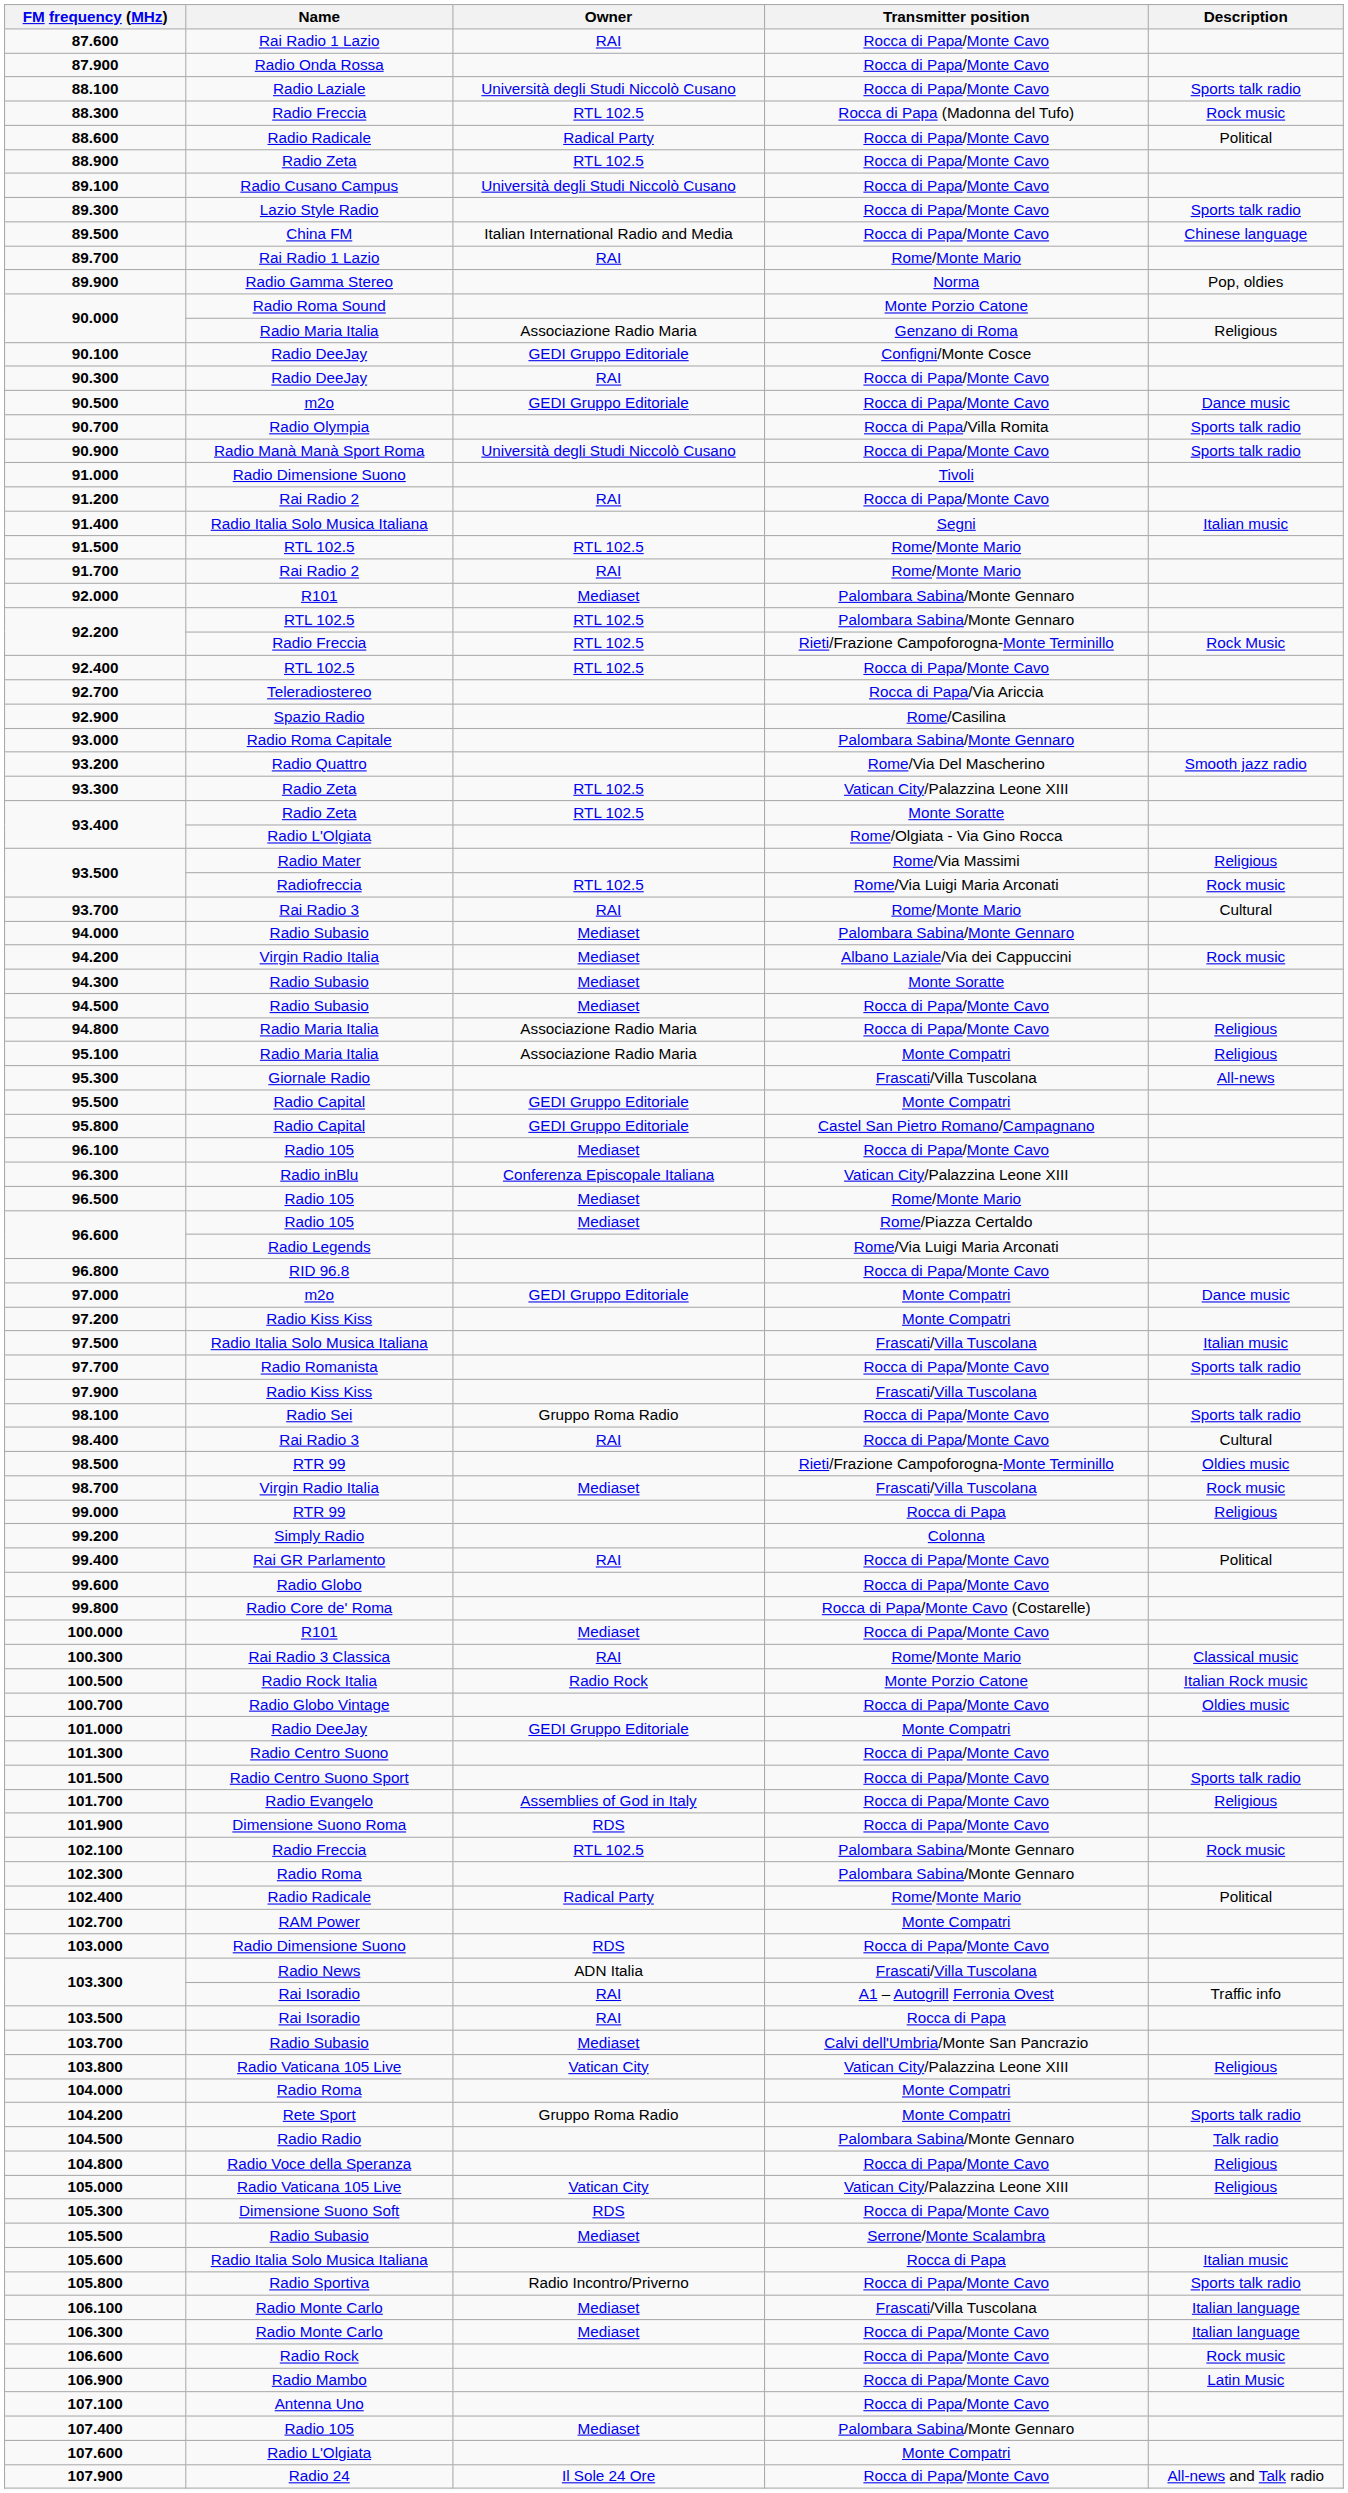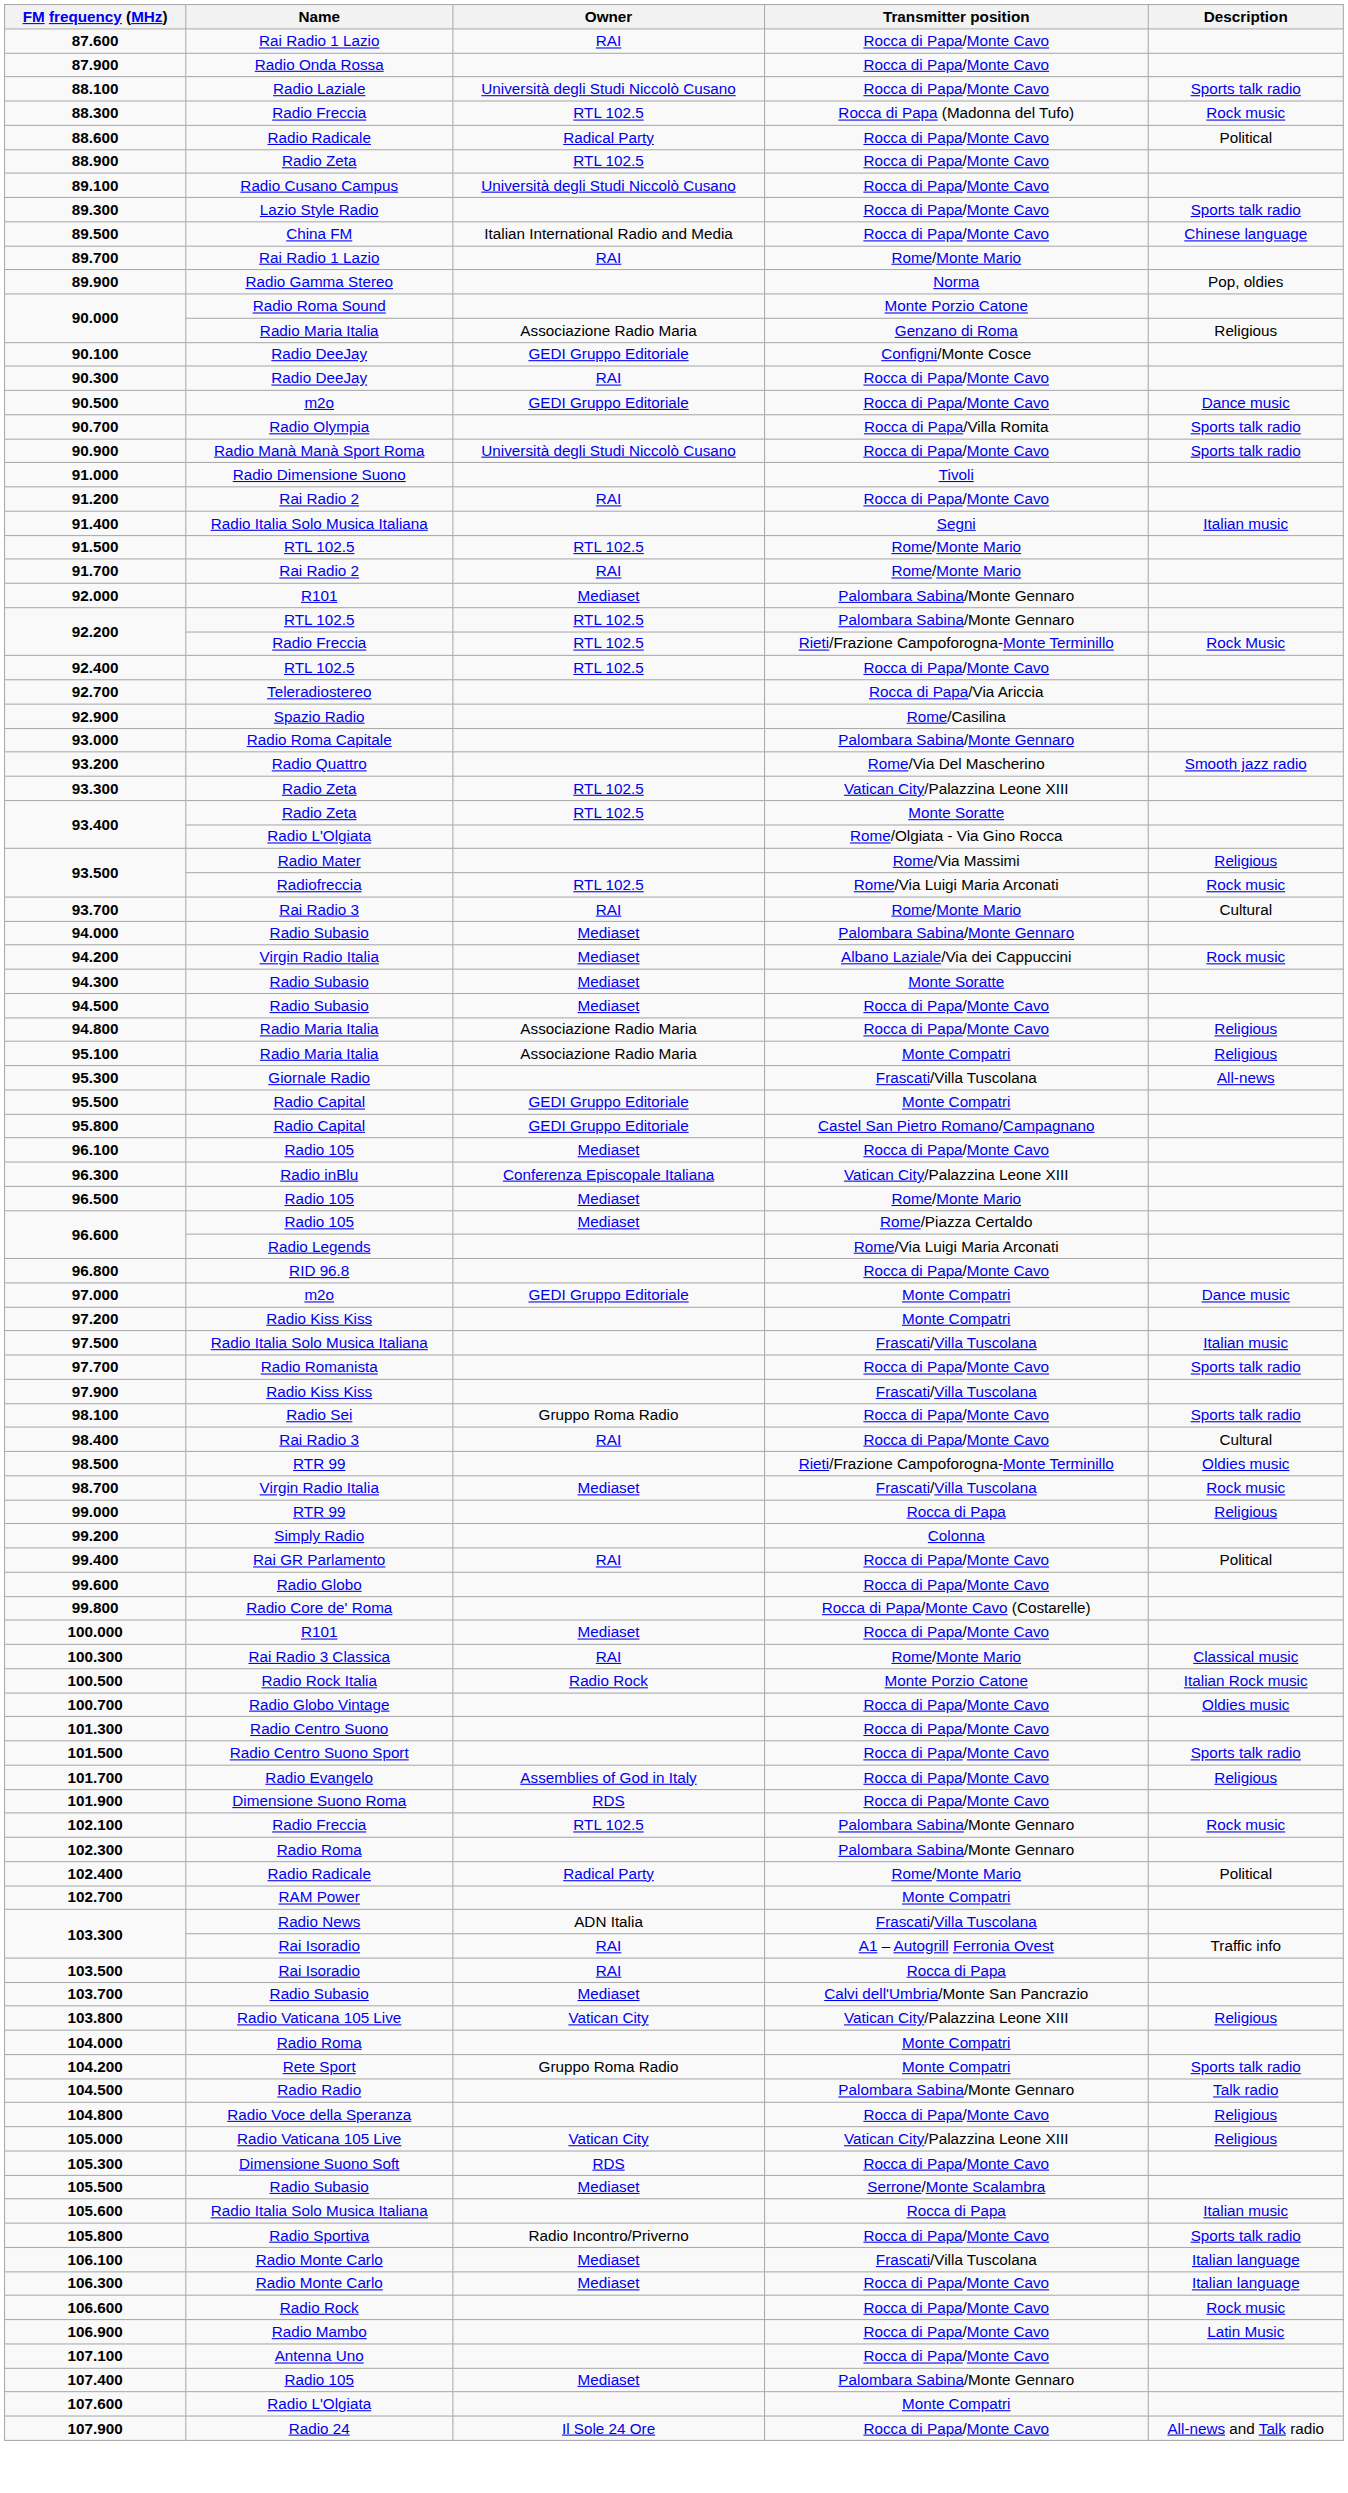- row: (95, 1729)
- row: (95, 1946)
